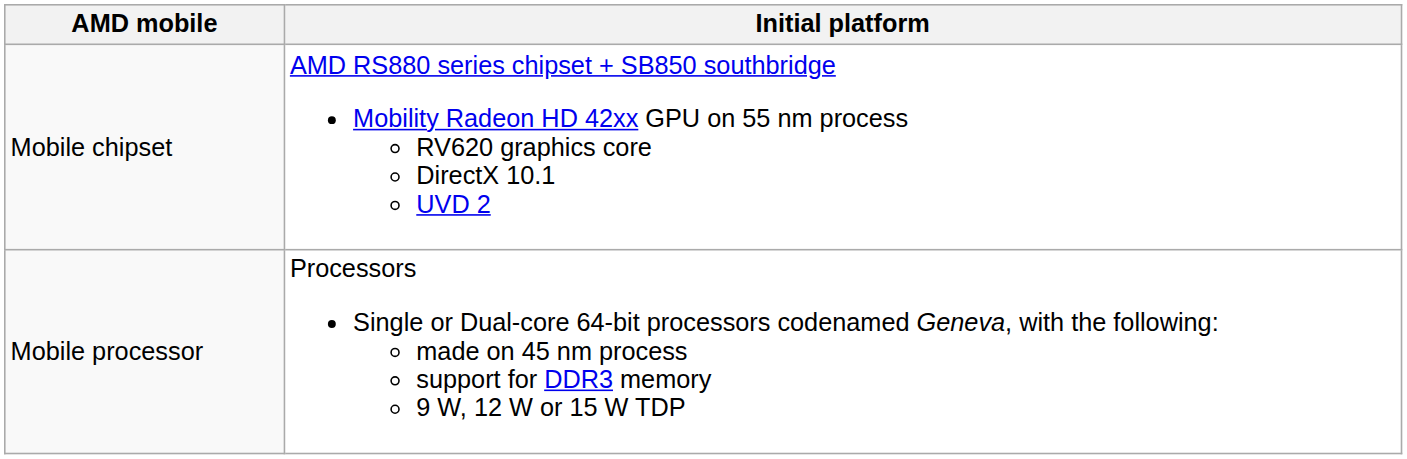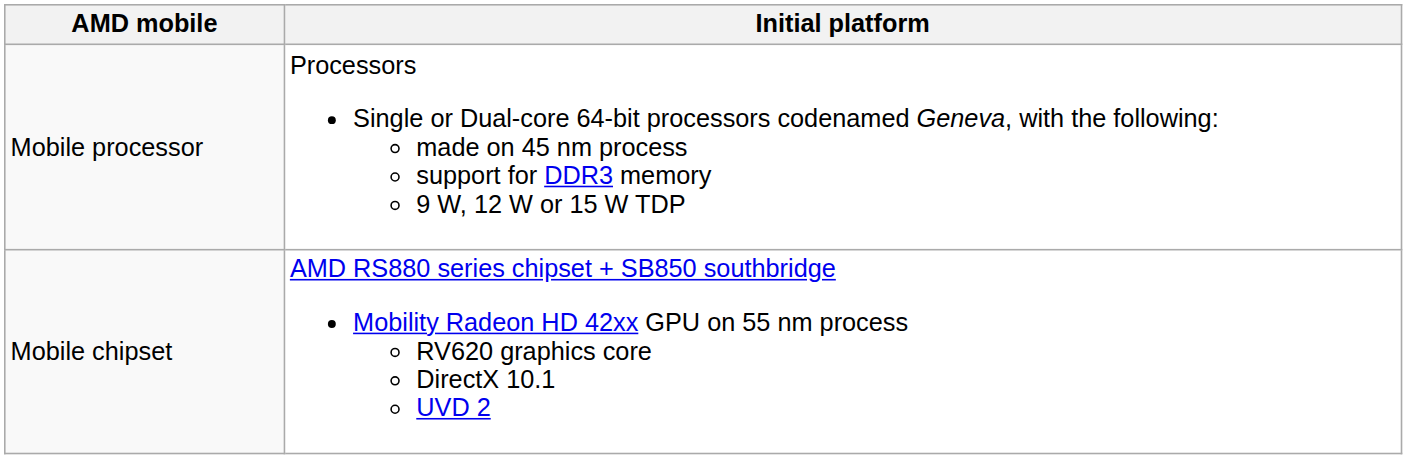rows swapped: (107, 351) <-> (91, 146)
